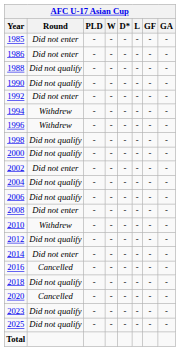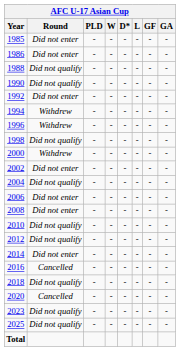(55, 154) Did not qualify -> (55, 154) Withdrew
(55, 197) Did not qualify -> (55, 197) Did not enter
(55, 225) Withdrew -> (55, 225) Did not qualify
